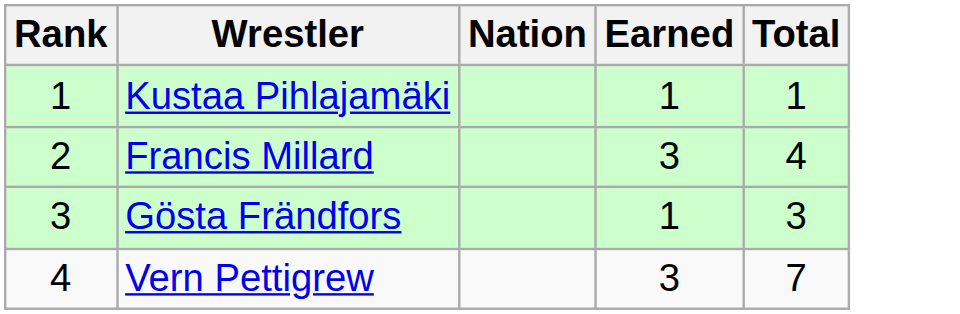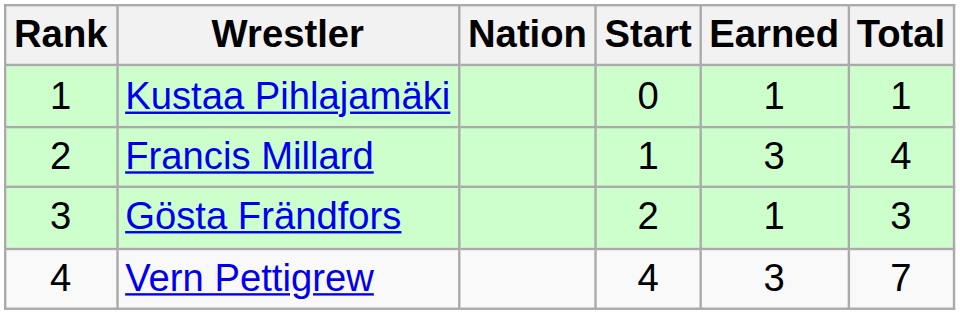+ column: (648, 34)
